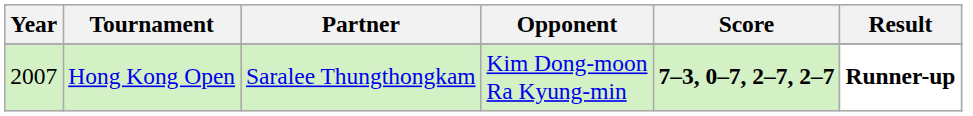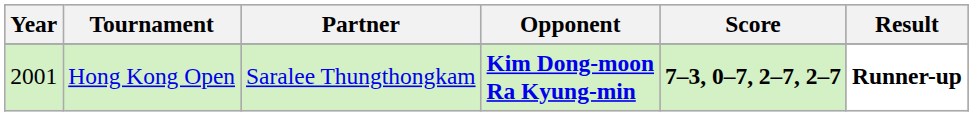(34, 76) 2007 -> (34, 76) 2001
(567, 76) normal -> (570, 76) bold
